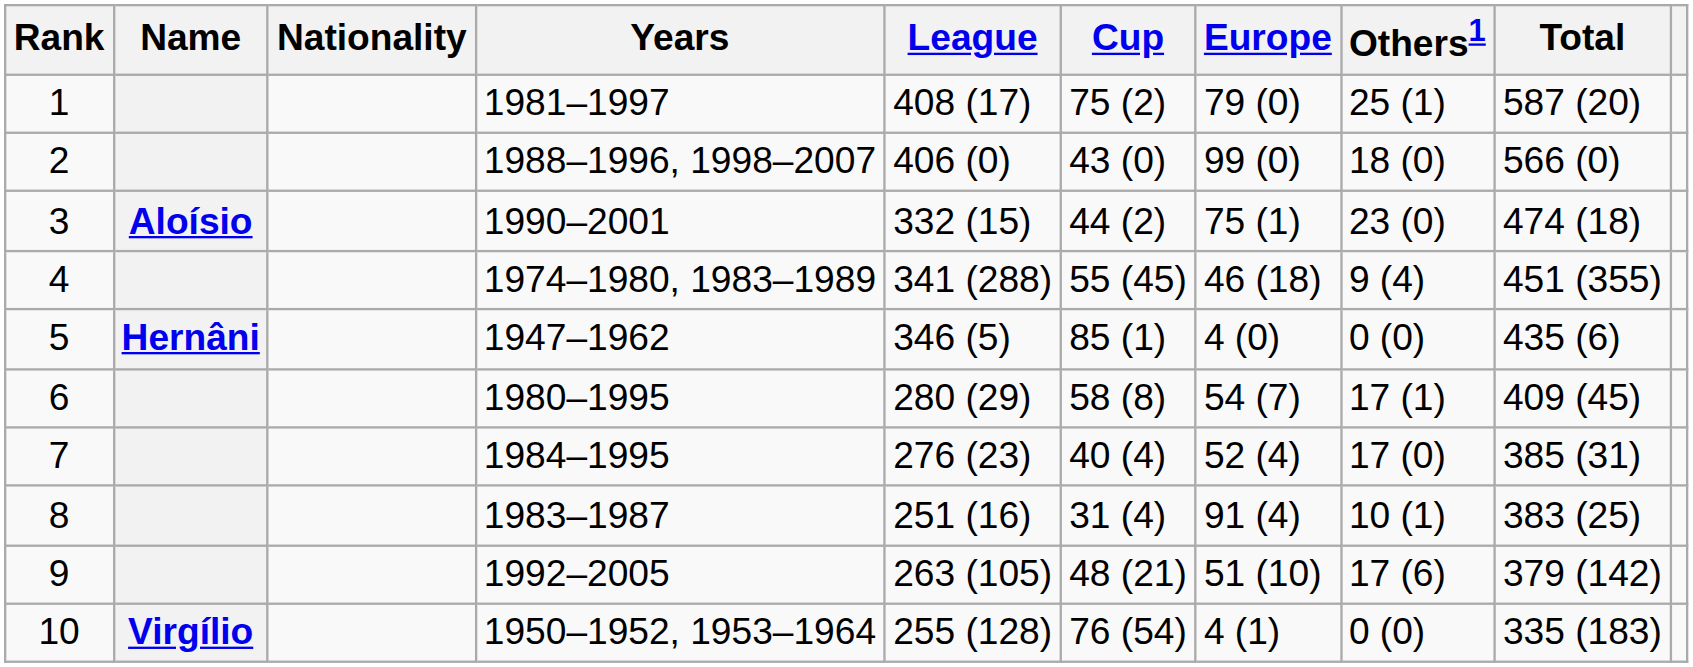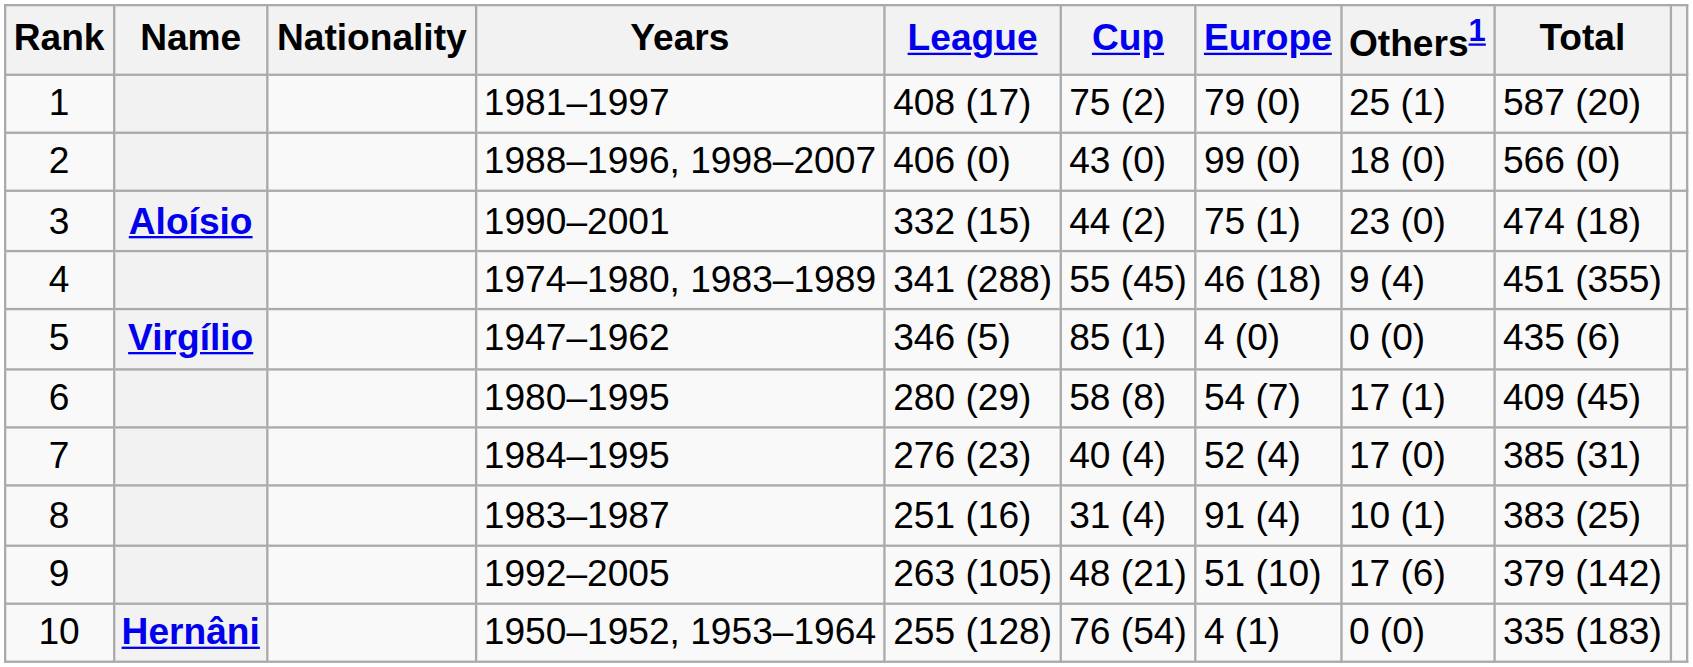(191, 338) Hernâni -> (191, 338) Virgílio
(191, 632) Virgílio -> (191, 632) Hernâni
